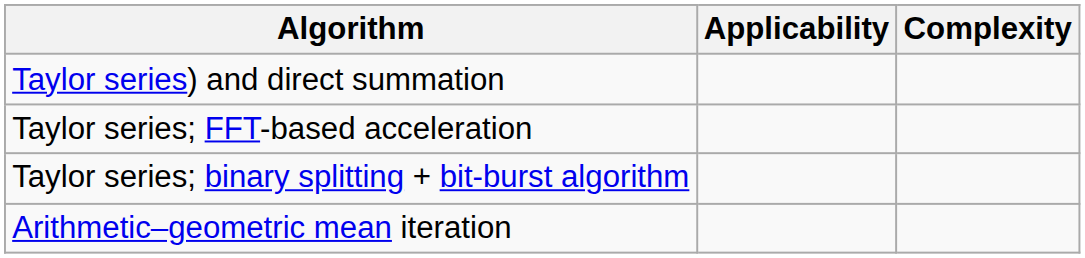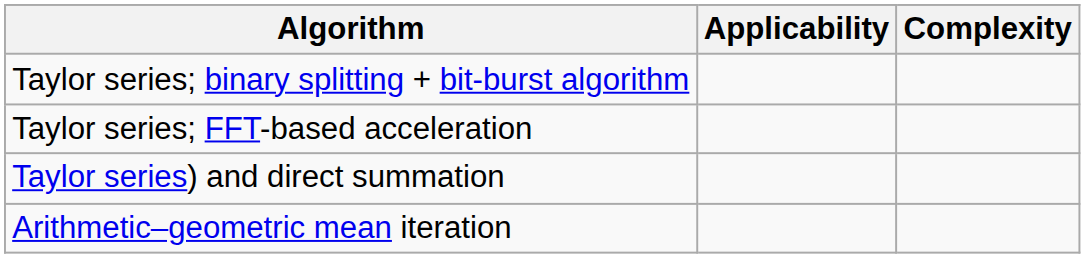rows swapped: (258, 78) <-> (351, 177)
